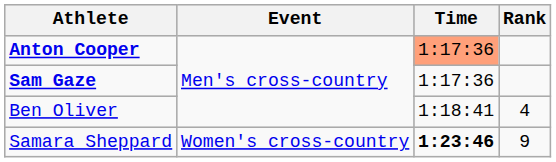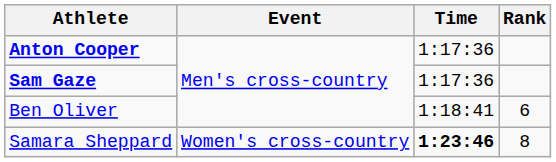(456, 50) lightsalmon background -> (456, 50) no background
(525, 111) 4 -> (525, 111) 6
(525, 142) 9 -> (525, 142) 8
